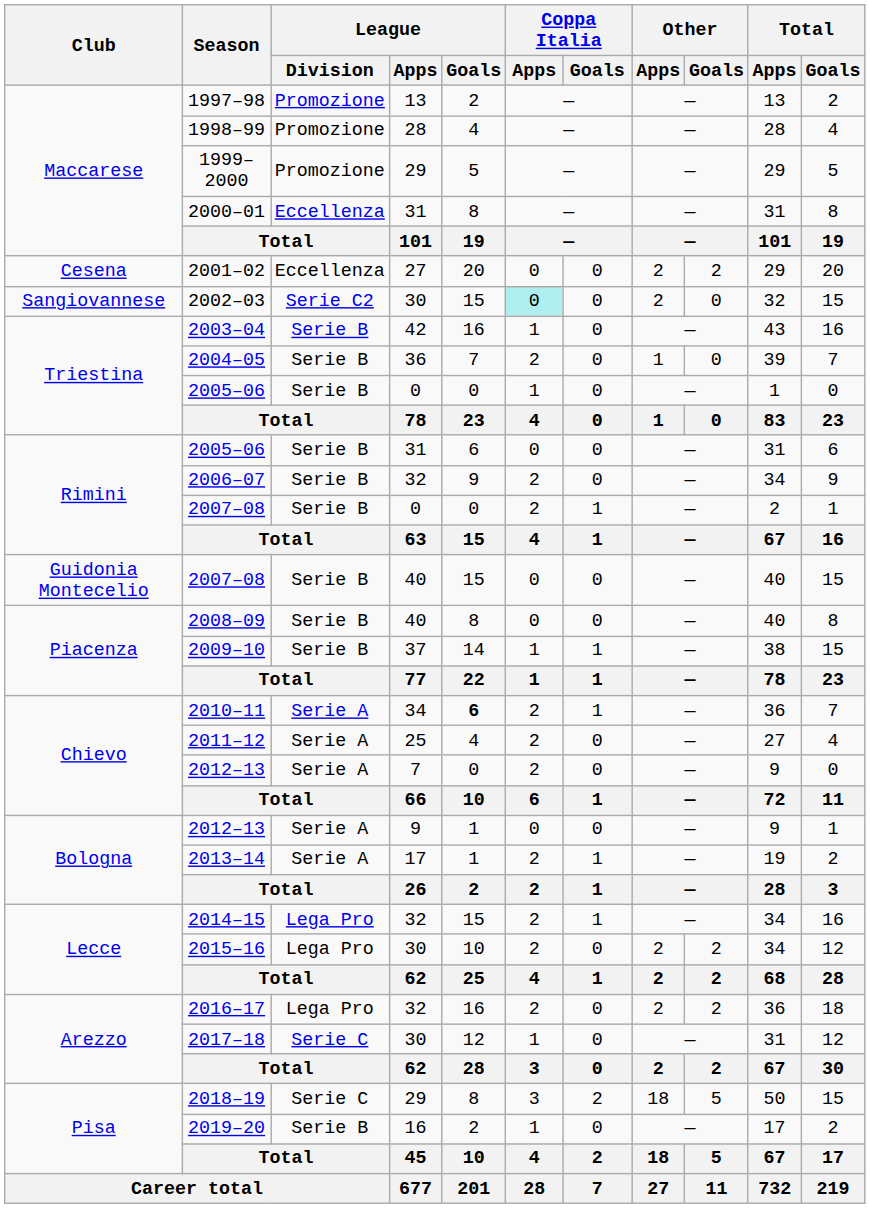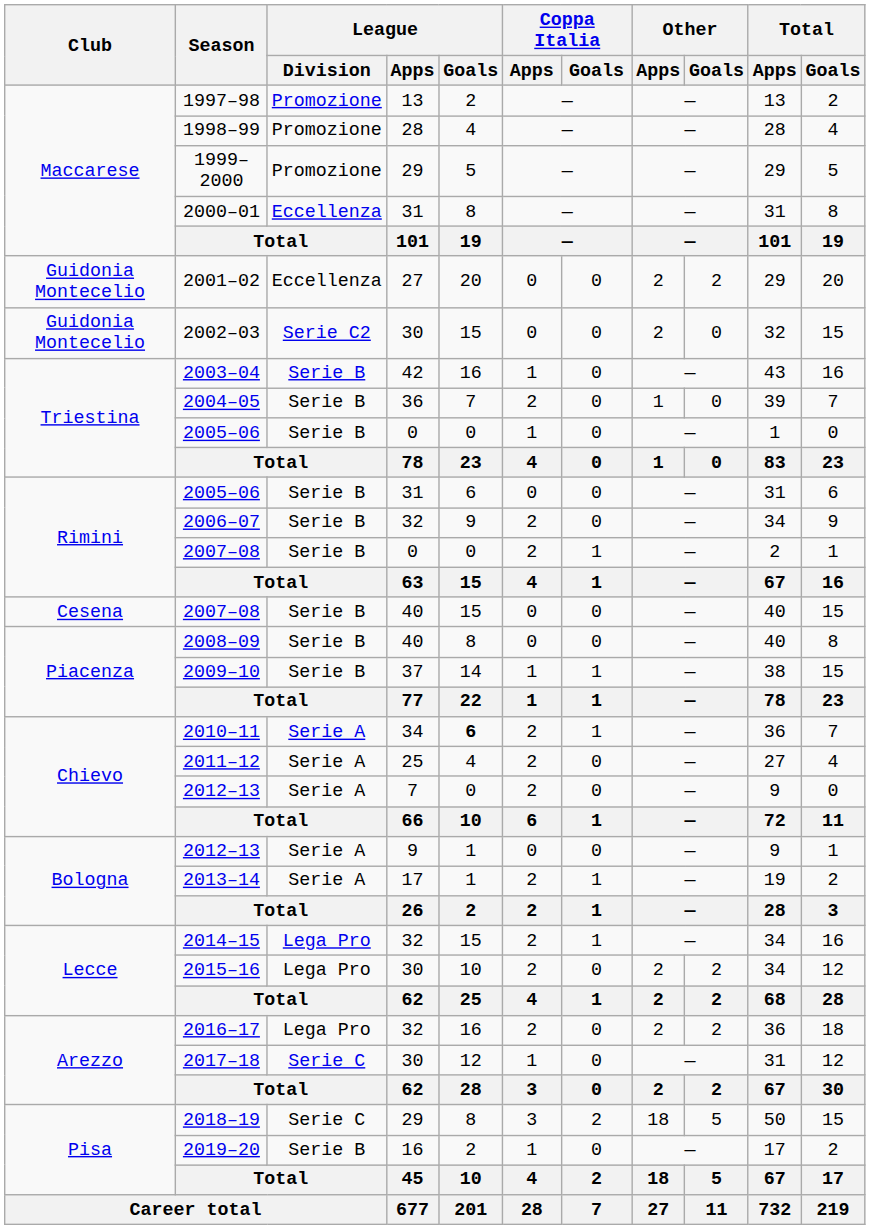(94, 271) Cesena -> (90, 282) Guidonia Montecelio
(94, 301) Sangiovannese -> (90, 333) Guidonia Montecelio
(534, 301) paleturquoise background -> (532, 333) no background
(94, 580) Guidonia Montecelio -> (90, 612) Cesena
